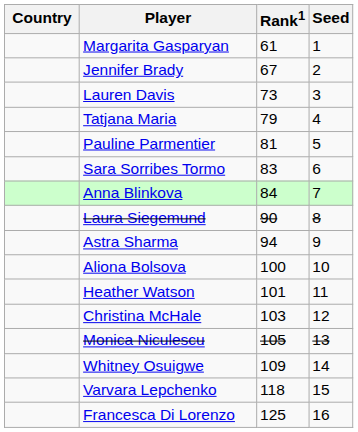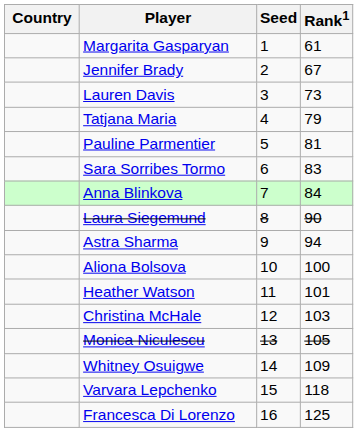columns swapped: (283, 18) <-> (331, 18)
